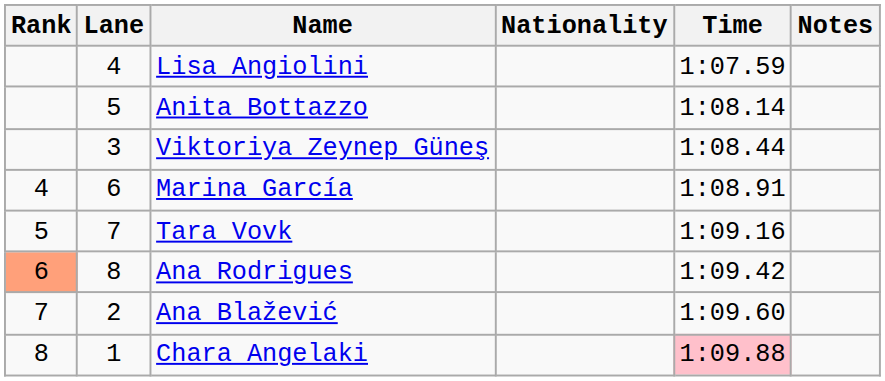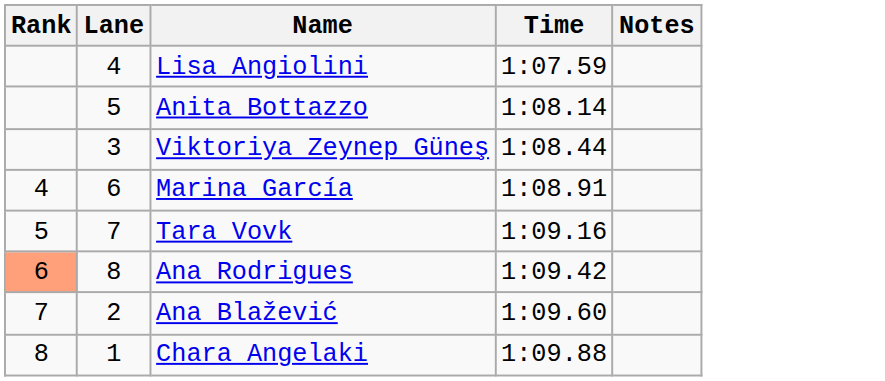- column: (584, 26)
(733, 354) pink background -> (554, 354) no background
